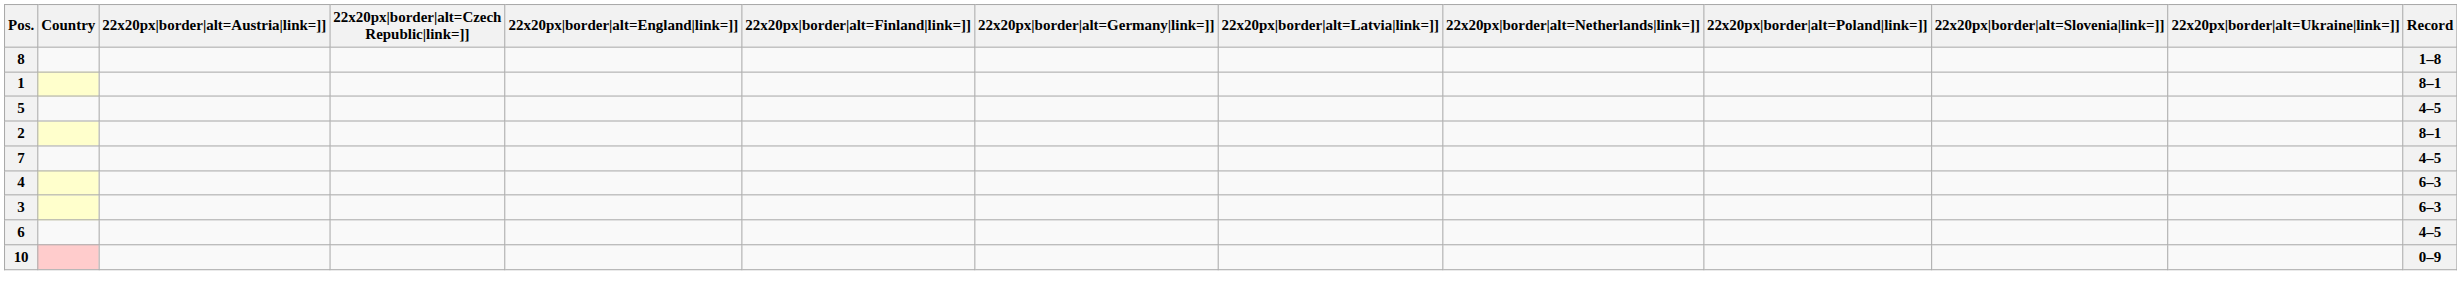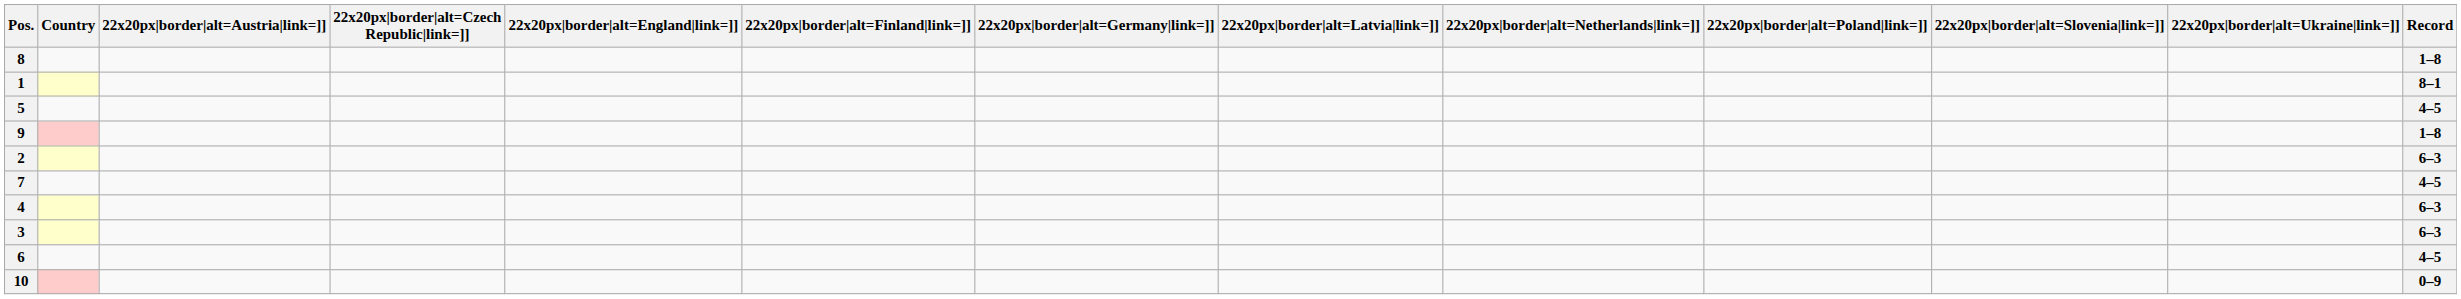+ row: (21, 133)
(2430, 133) 8–1 -> (2430, 158) 6–3
